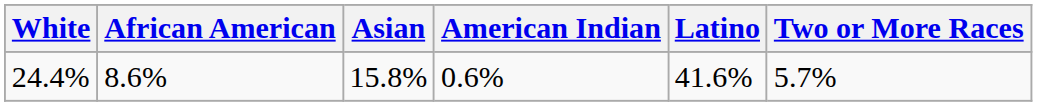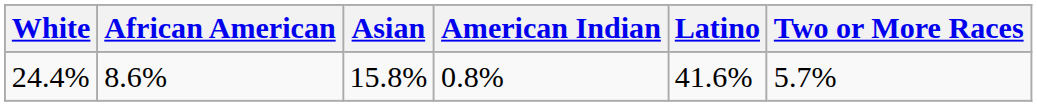(472, 76) 0.6% -> (472, 76) 0.8%
